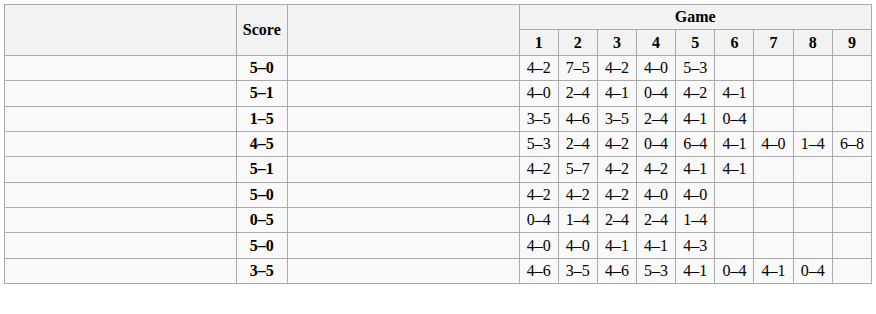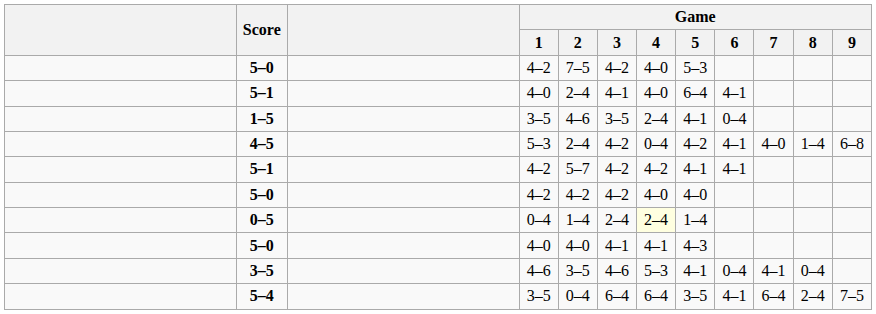(656, 93) 0–4 -> (656, 93) 4–0
(695, 93) 4–2 -> (695, 93) 6–4
(695, 144) 6–4 -> (695, 144) 4–2
(656, 220) no background -> (656, 220) lightyellow background
+ row: (262, 296)
